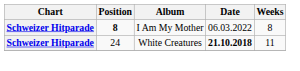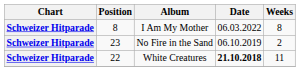(115, 27) bold -> (115, 27) normal
+ row: (175, 43)
(115, 43) 24 -> (115, 58) 22
